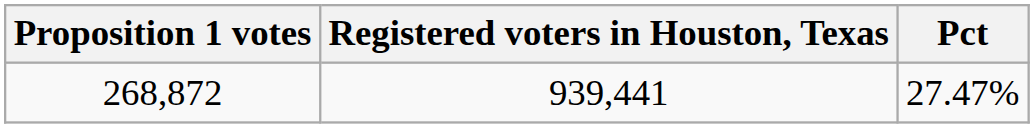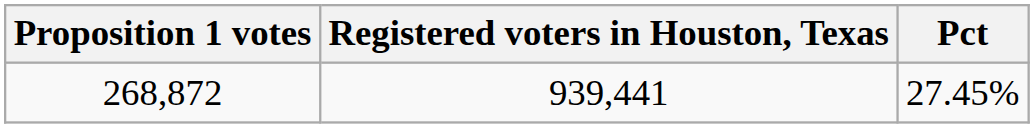(963, 92) 27.47% -> (963, 92) 27.45%
